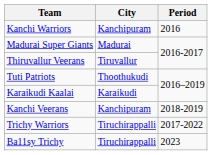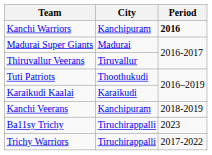(170, 29) normal -> (170, 29) bold
rows swapped: (38, 126) <-> (35, 142)
